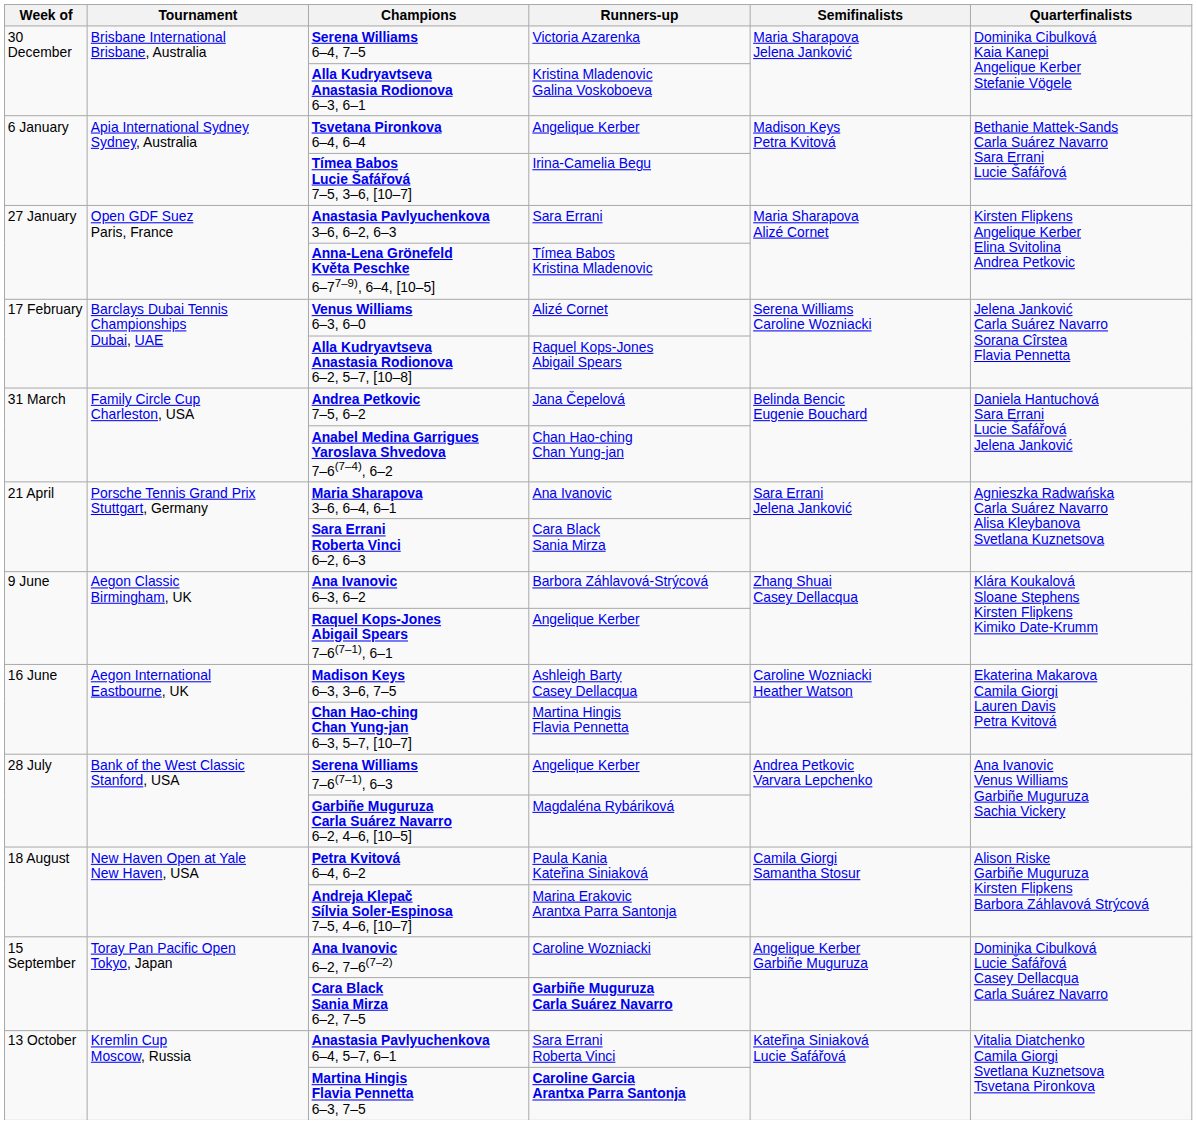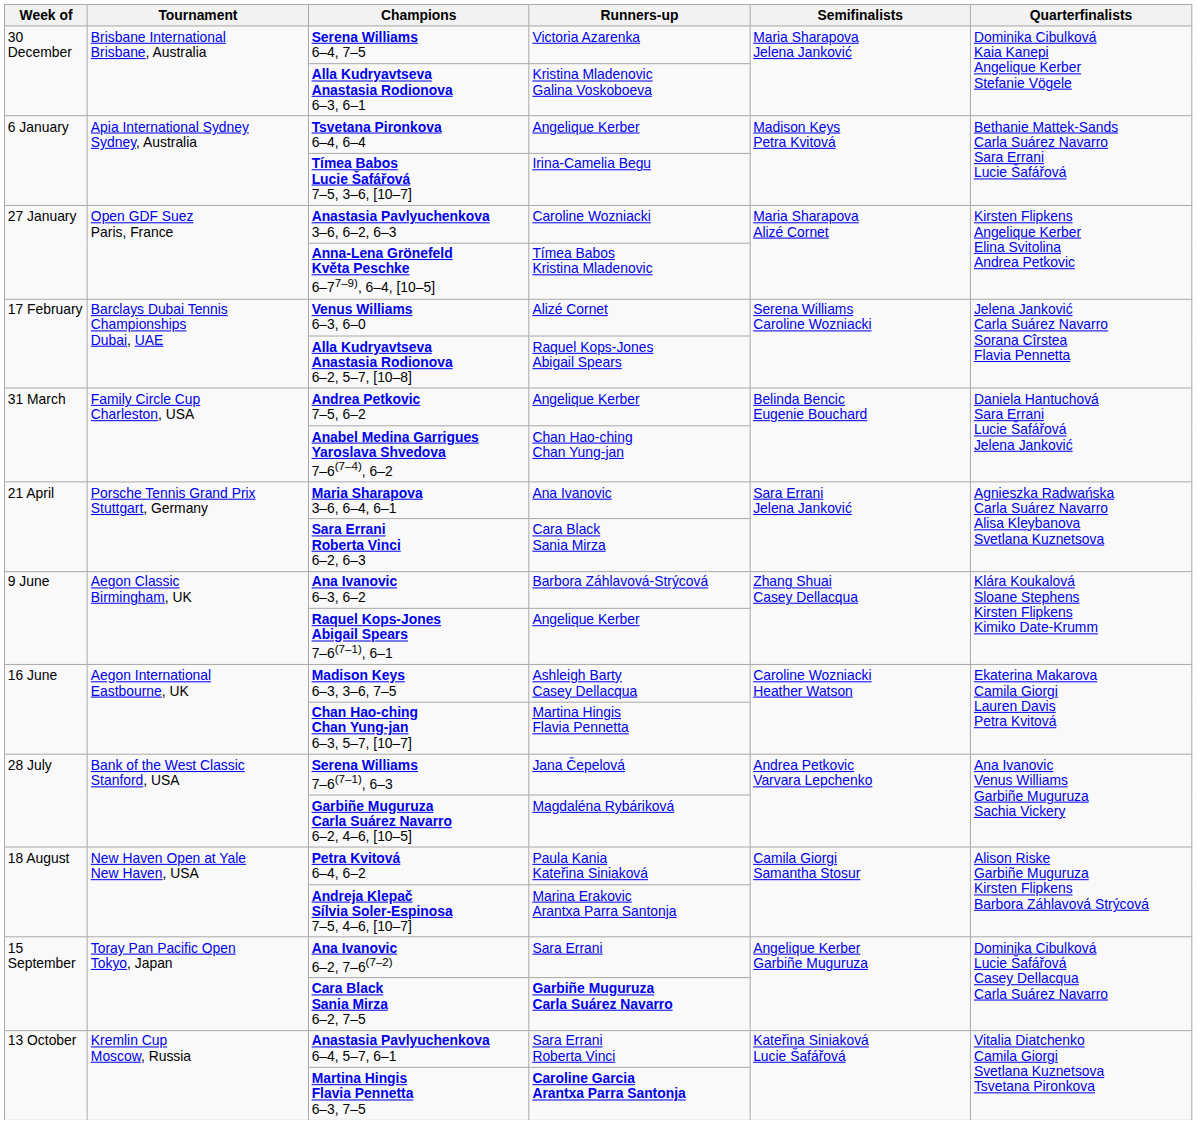(567, 216) Sara Errani -> (592, 216) Caroline Wozniacki
(579, 399) Jana Čepelová -> (586, 399) Angelique Kerber
(586, 765) Angelique Kerber -> (579, 765) Jana Čepelová
(592, 948) Caroline Wozniacki -> (567, 948) Sara Errani
